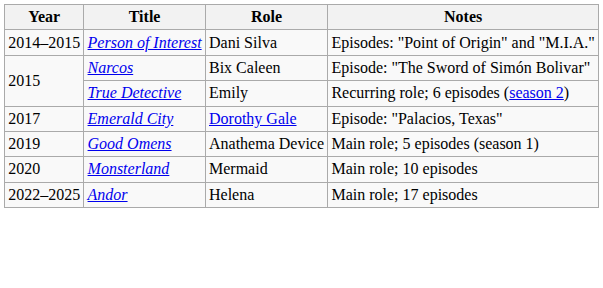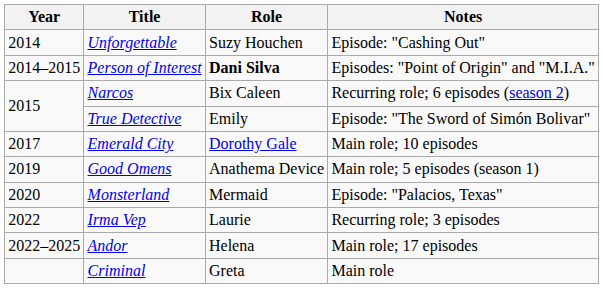+ row: (132, 42)
(243, 42) normal -> (244, 67) bold
(461, 67) Episode: "The Sword of Simón Bolivar" -> (450, 93) Recurring role; 6 episodes (season 2)
(450, 93) Recurring role; 6 episodes (season 2) -> (461, 118) Episode: "The Sword of Simón Bolivar"
(417, 118) Episode: "Palacios, Texas" -> (405, 144) Main role; 10 episodes
(405, 169) Main role; 10 episodes -> (417, 194) Episode: "Palacios, Texas"
+ row: (117, 220)
+ row: (116, 270)
